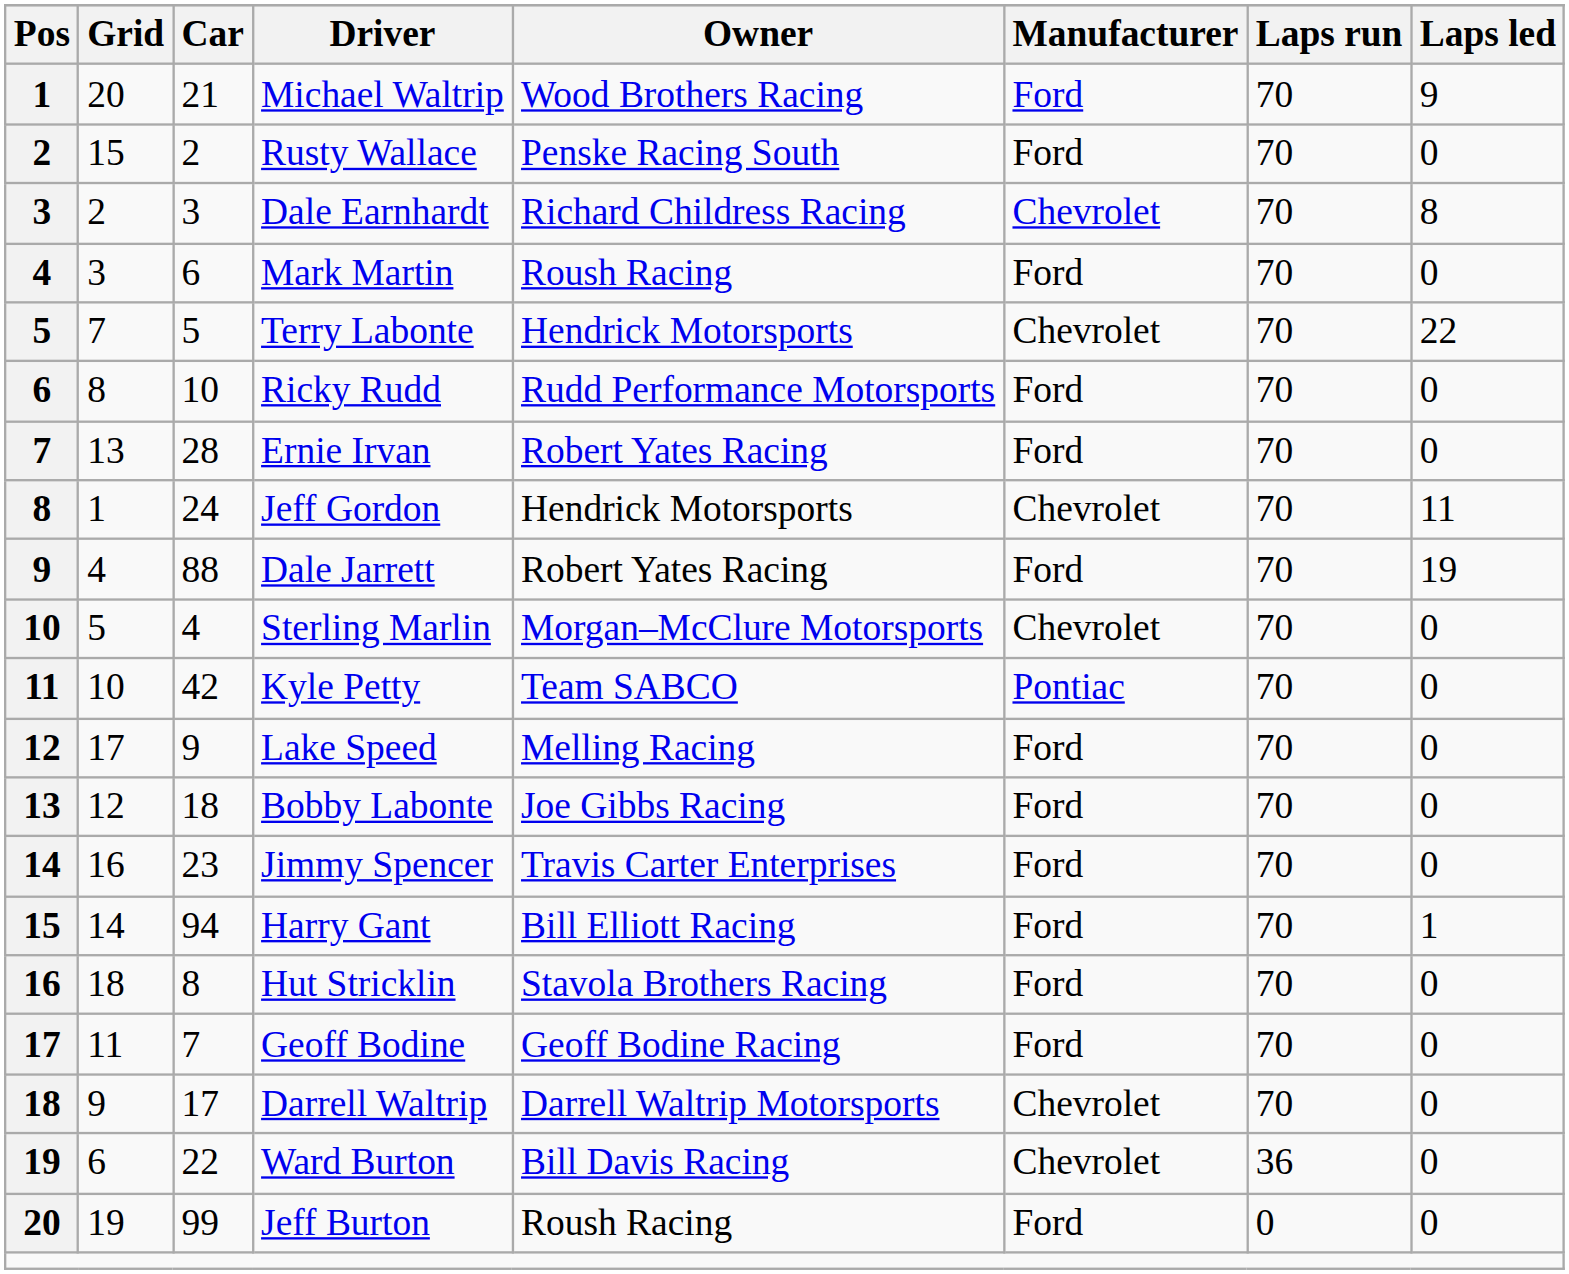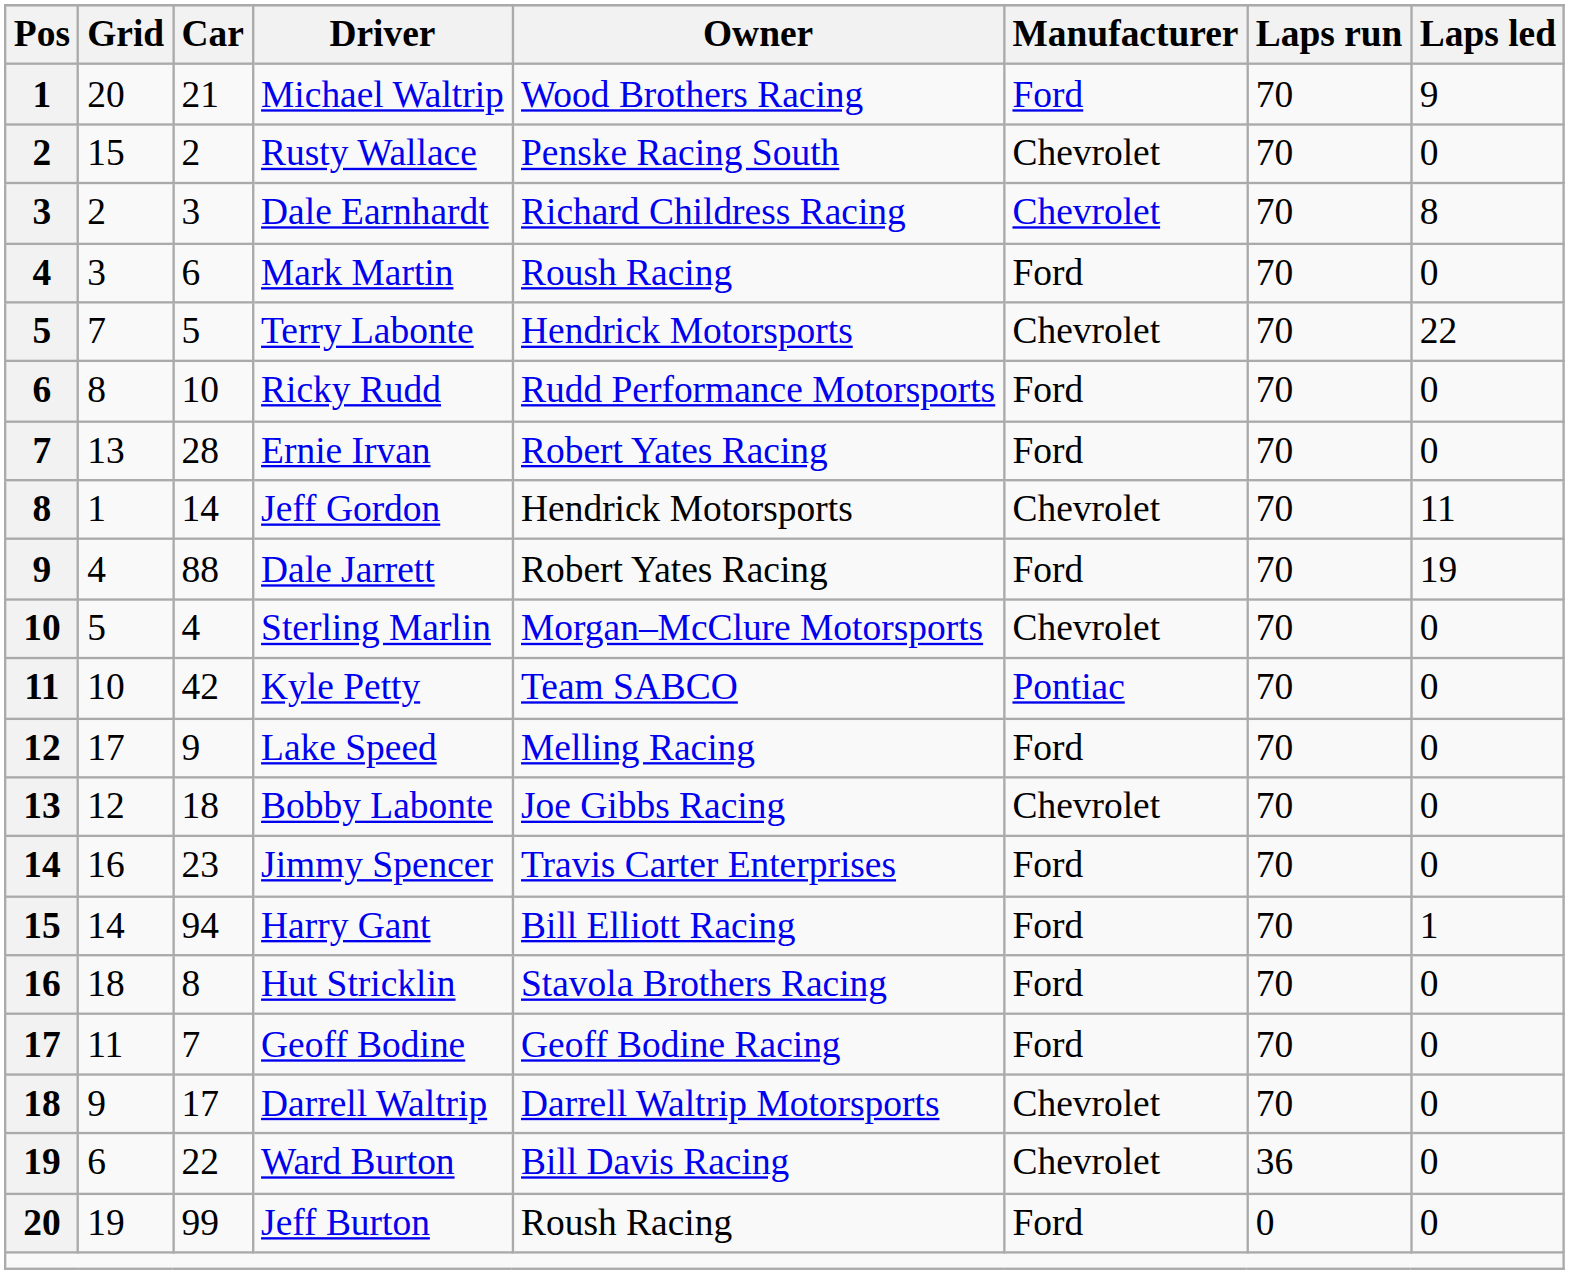(1048, 152) Ford -> (1086, 152) Chevrolet
(200, 509) 24 -> (200, 509) 14
(1048, 806) Ford -> (1086, 806) Chevrolet
